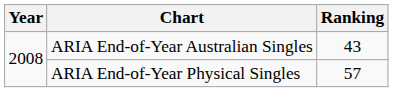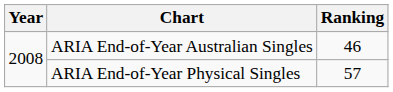(352, 45) 43 -> (352, 45) 46
